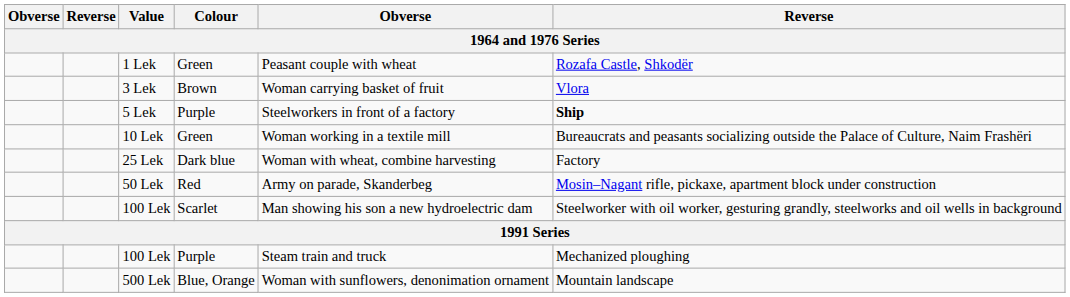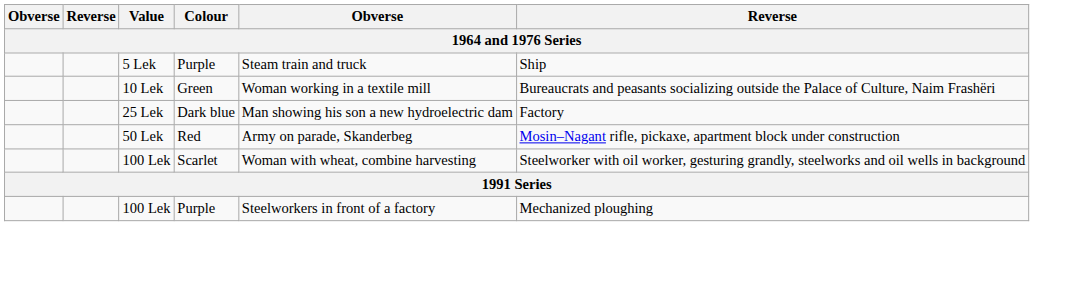- row: (139, 64)
- row: (139, 88)
(358, 112) Steelworkers in front of a factory -> (304, 64) Steam train and truck
(570, 112) bold -> (533, 64) normal
(379, 160) Woman with wheat, combine harvesting -> (377, 112) Man showing his son a new hydroelectric dam
(397, 208) Man showing his son a new hydroelectric dam -> (359, 160) Woman with wheat, combine harvesting
(324, 256) Steam train and truck -> (339, 208) Steelworkers in front of a factory
- row: (146, 280)
